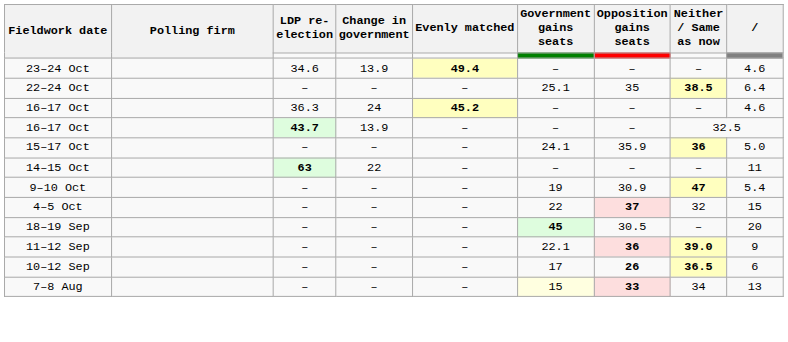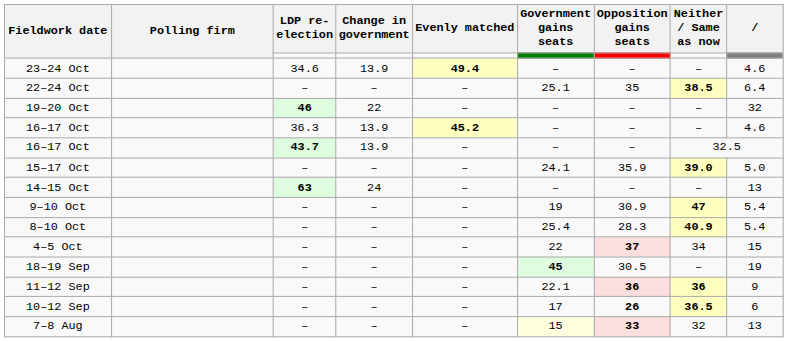+ row: (58, 108)
(374, 108) 24 -> (374, 128) 13.9
(699, 147) 36 -> (699, 167) 39.0
(374, 167) 22 -> (374, 187) 24
(755, 167) 11 -> (755, 187) 13
+ row: (58, 227)
(699, 207) 32 -> (699, 247) 34
(755, 227) 20 -> (755, 266) 19
(699, 247) 39.0 -> (699, 286) 36
(699, 286) 34 -> (699, 326) 32
